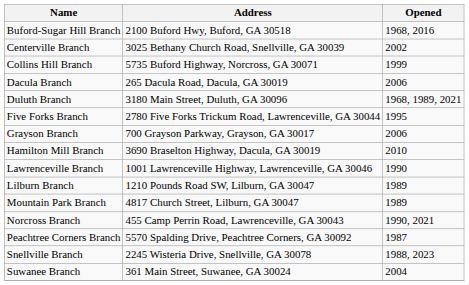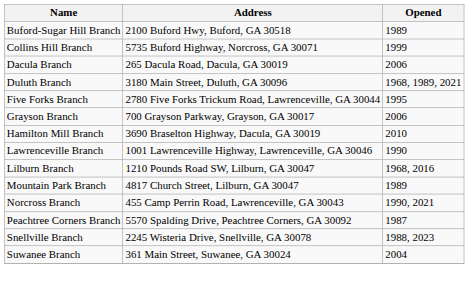(410, 30) 1968, 2016 -> (396, 30) 1989
- row: (48, 47)
(396, 185) 1989 -> (410, 168) 1968, 2016
